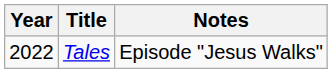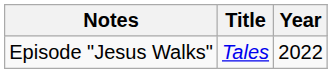columns swapped: (31, 20) <-> (221, 20)
